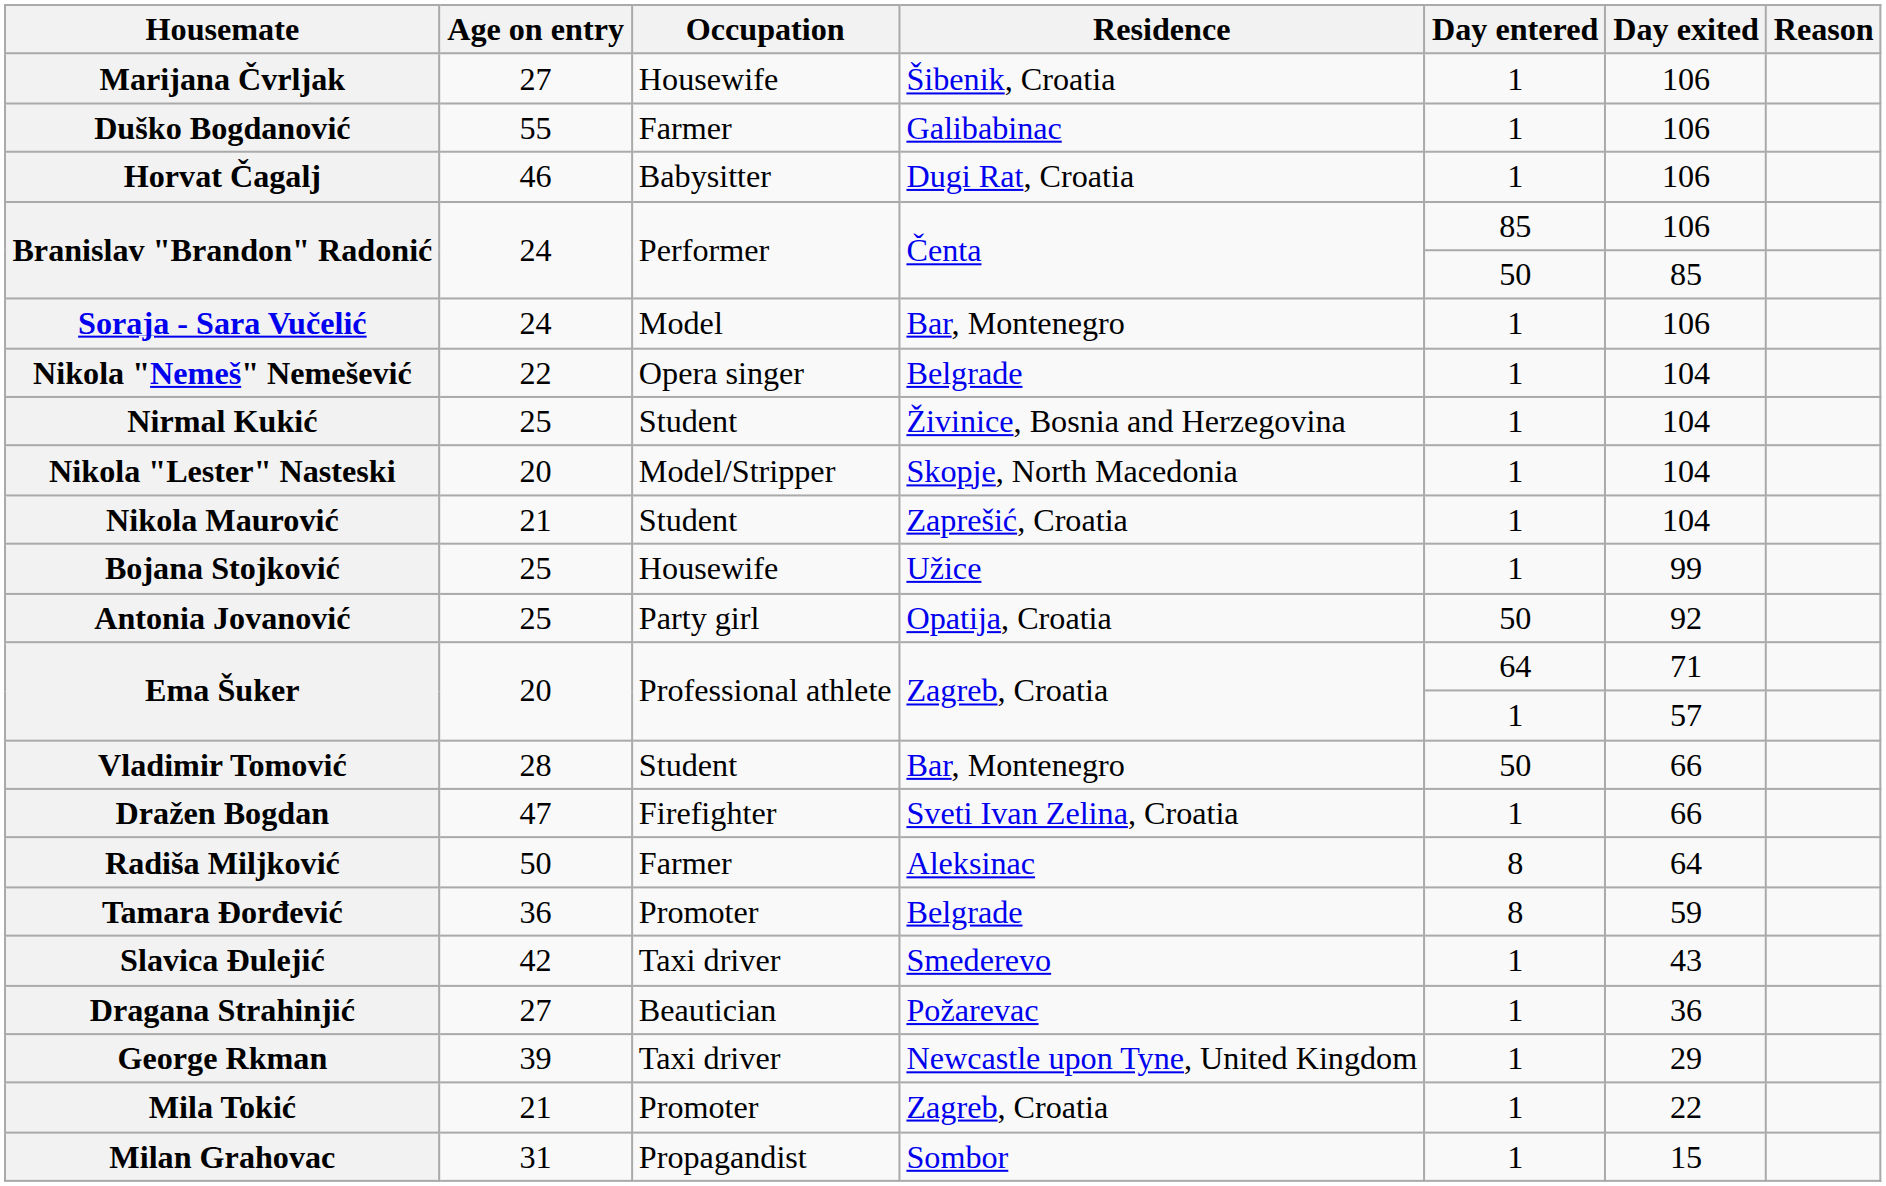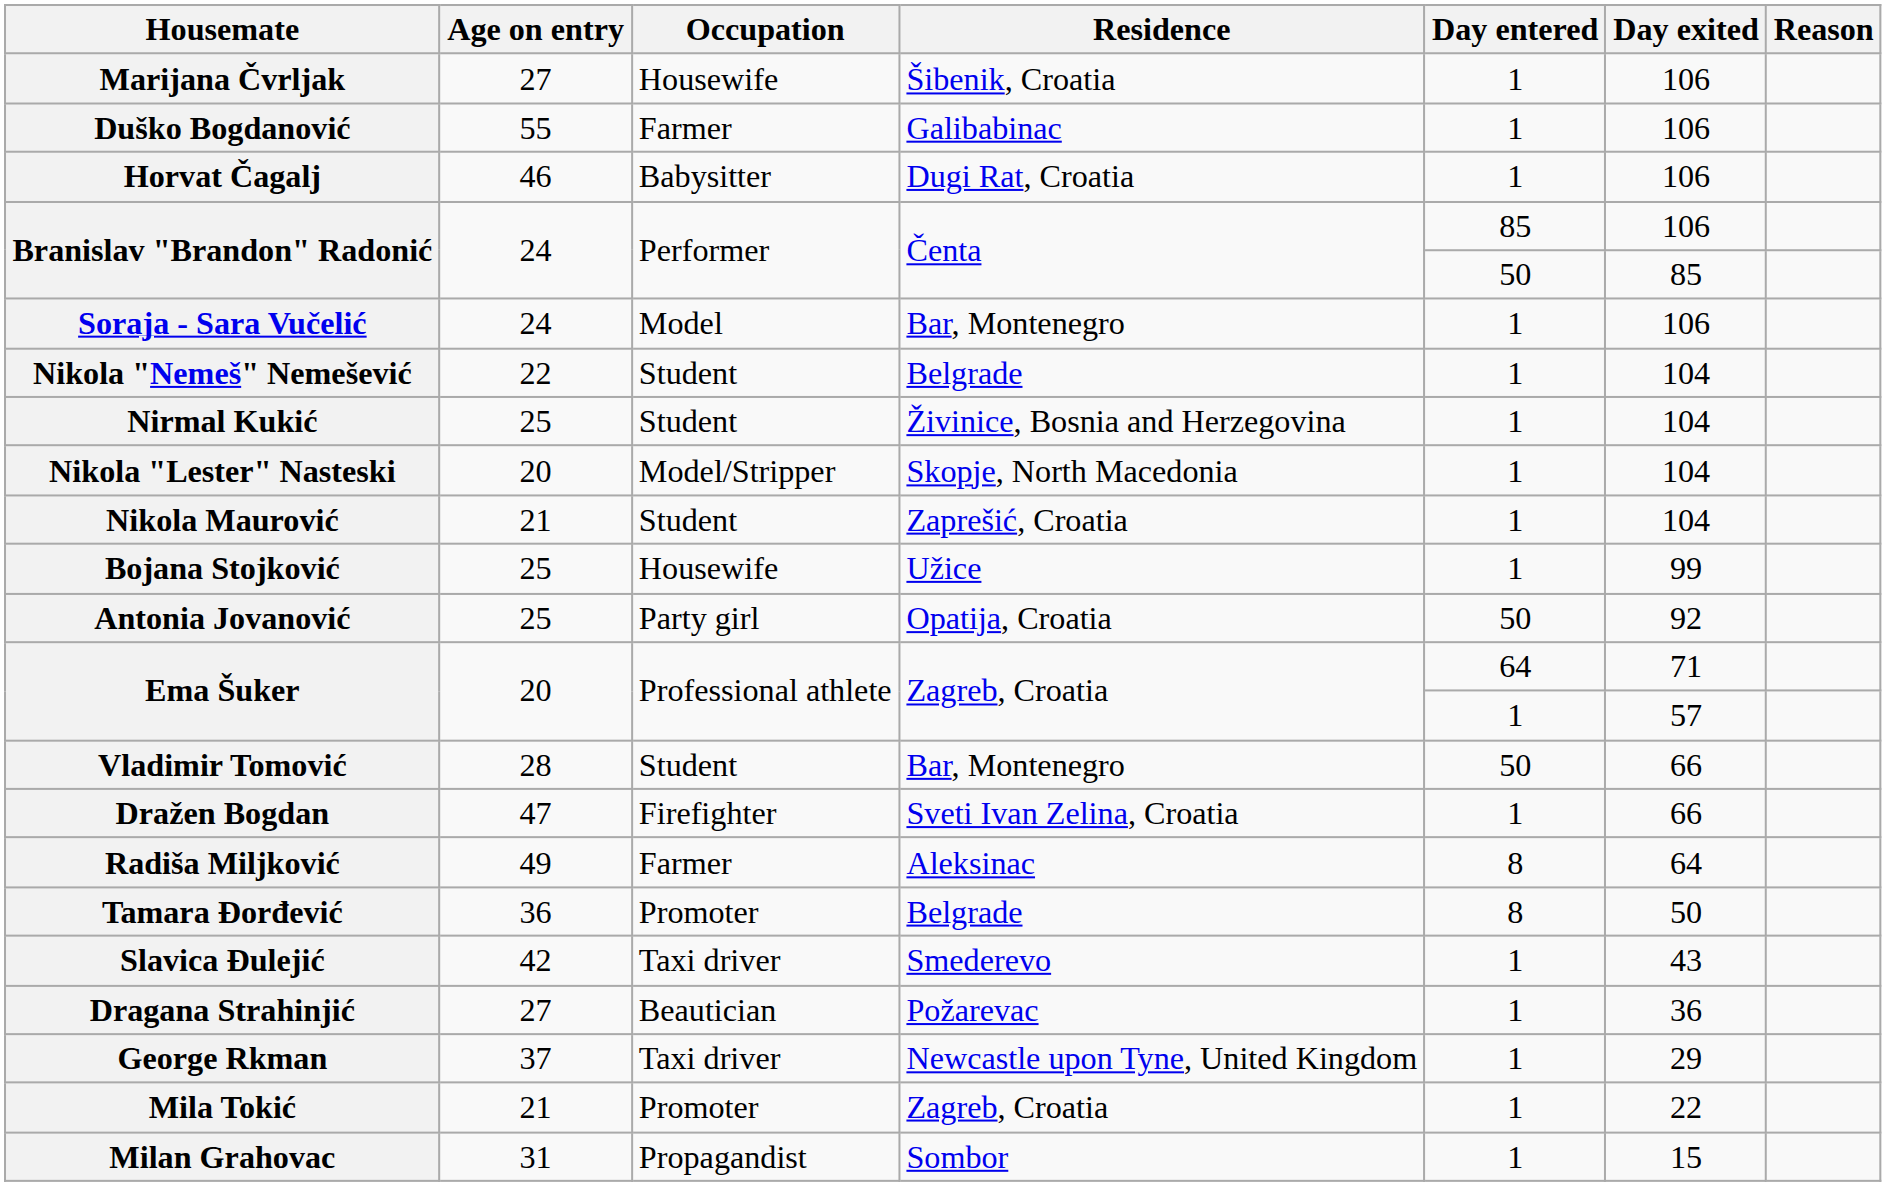(721, 372) Opera singer -> (688, 372) Student
(536, 862) 50 -> (536, 862) 49
(1686, 911) 59 -> (1686, 911) 50
(536, 1058) 39 -> (536, 1058) 37
